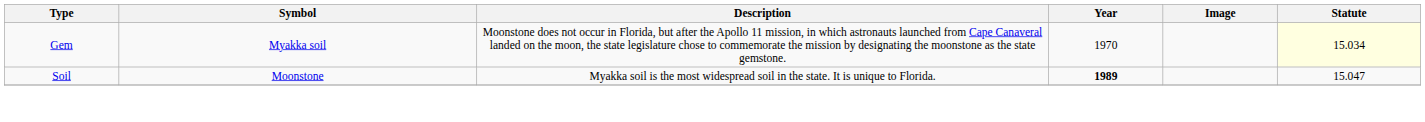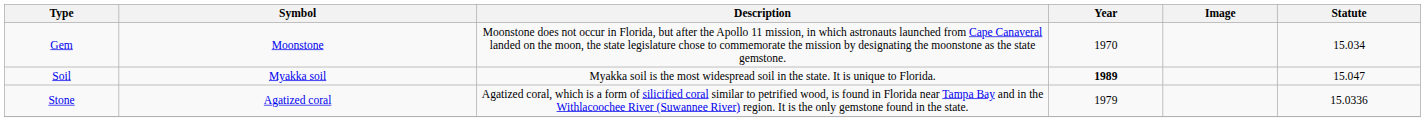(298, 44) Myakka soil -> (298, 44) Moonstone
(1349, 44) lightyellow background -> (1349, 44) no background
(298, 76) Moonstone -> (298, 76) Myakka soil
+ row: (62, 100)
